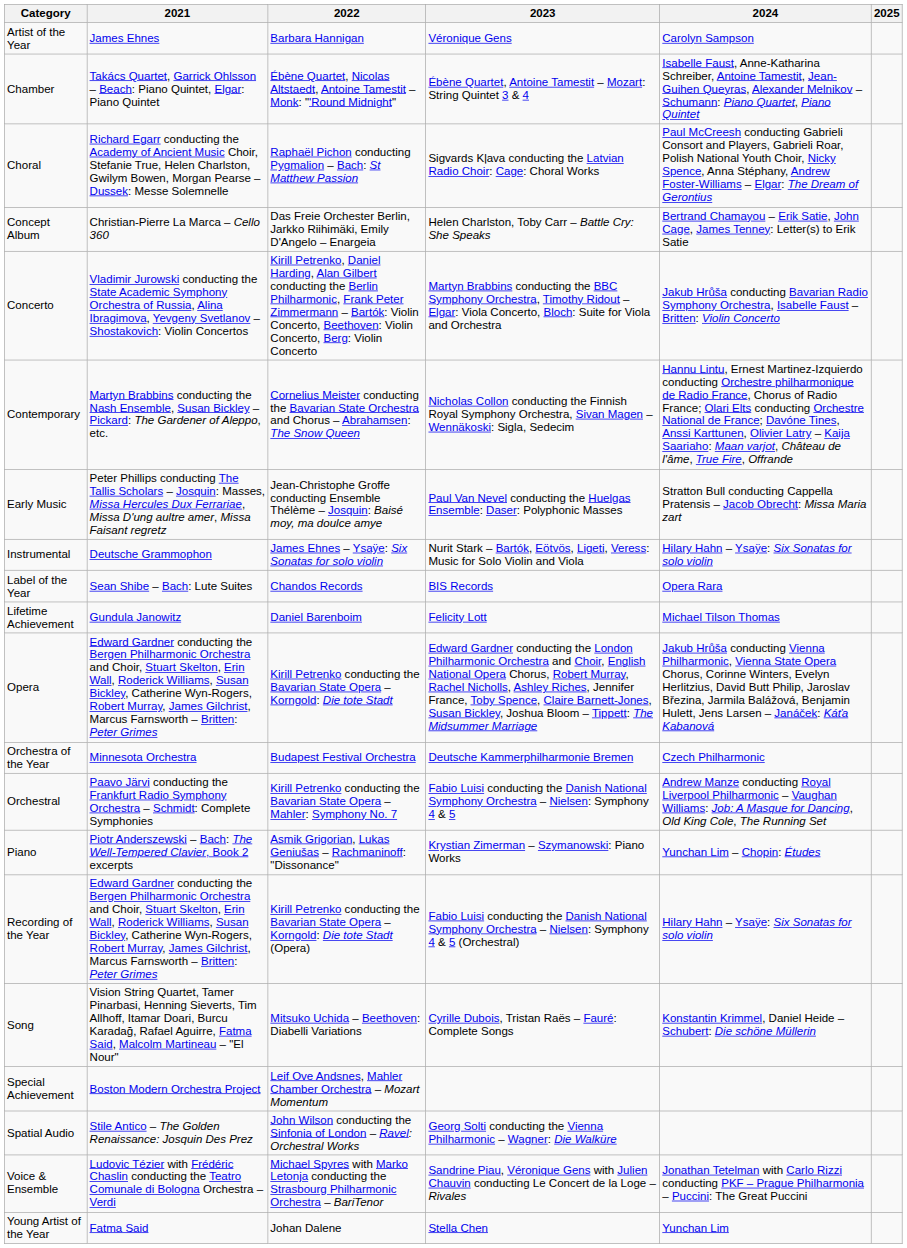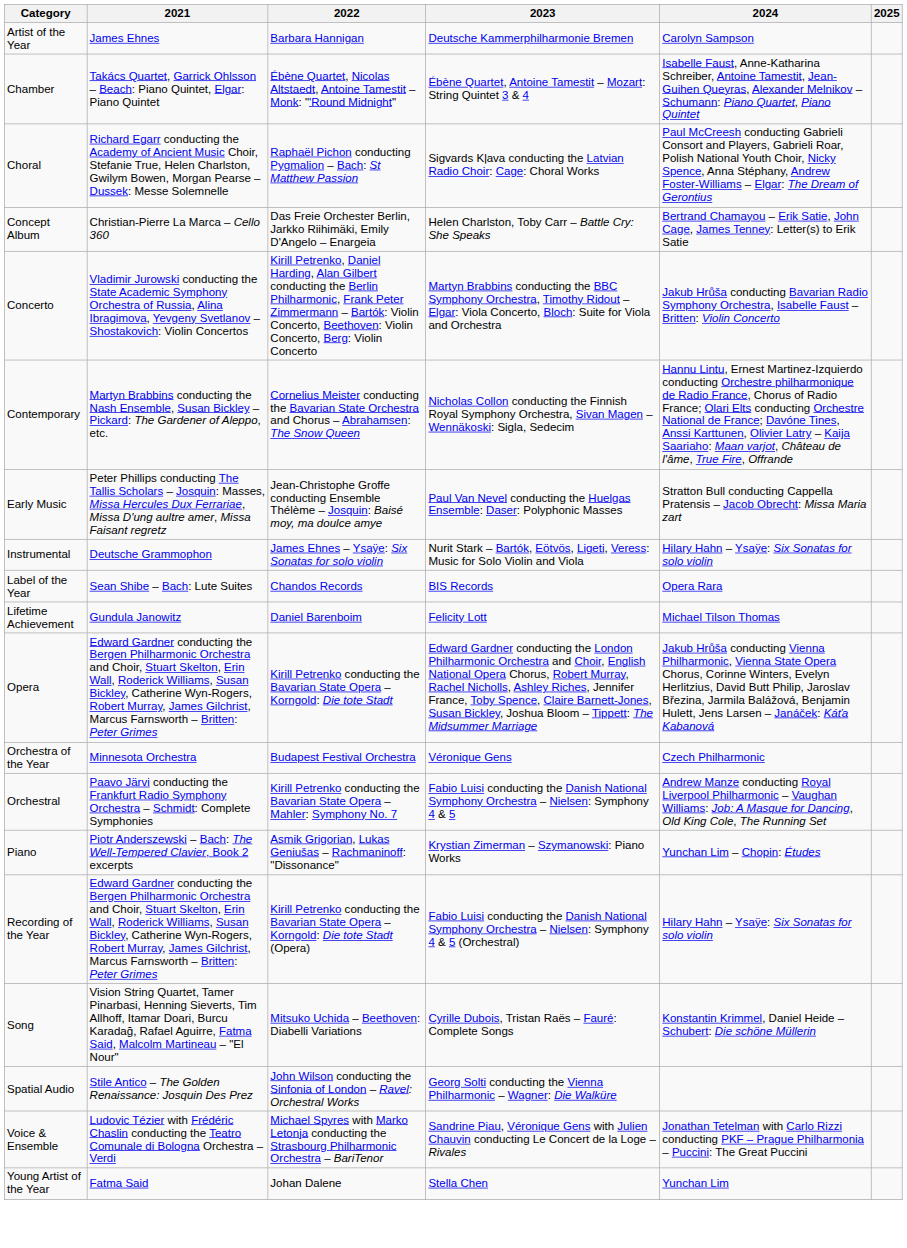(470, 38) Véronique Gens -> (531, 38) Deutsche Kammerphilharmonie Bremen
(531, 757) Deutsche Kammerphilharmonie Bremen -> (470, 757) Véronique Gens
- row: (40, 1088)
